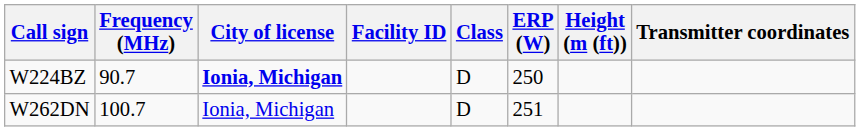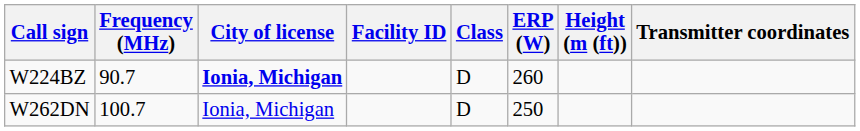(528, 76) 250 -> (528, 76) 260
(528, 109) 251 -> (528, 109) 250
